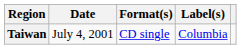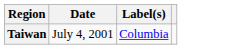- column: (146, 14)
